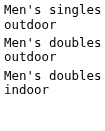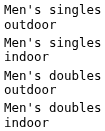+ row: (53, 50)
